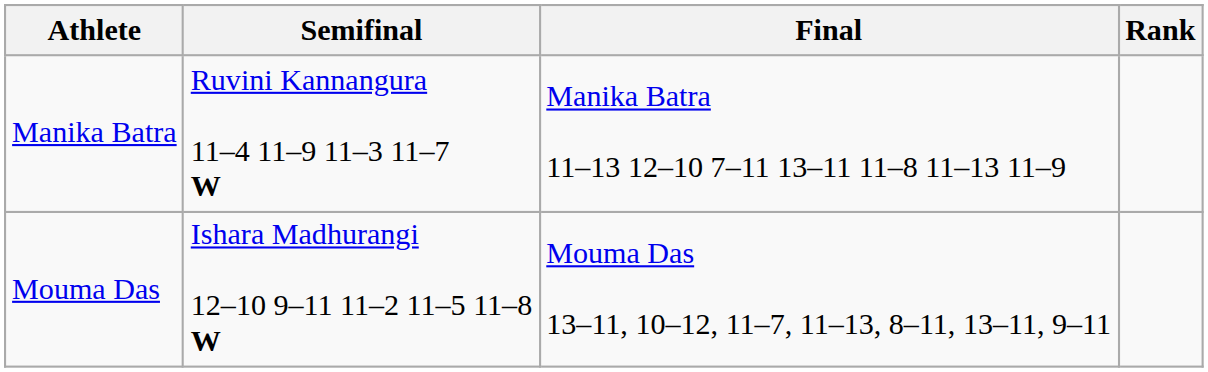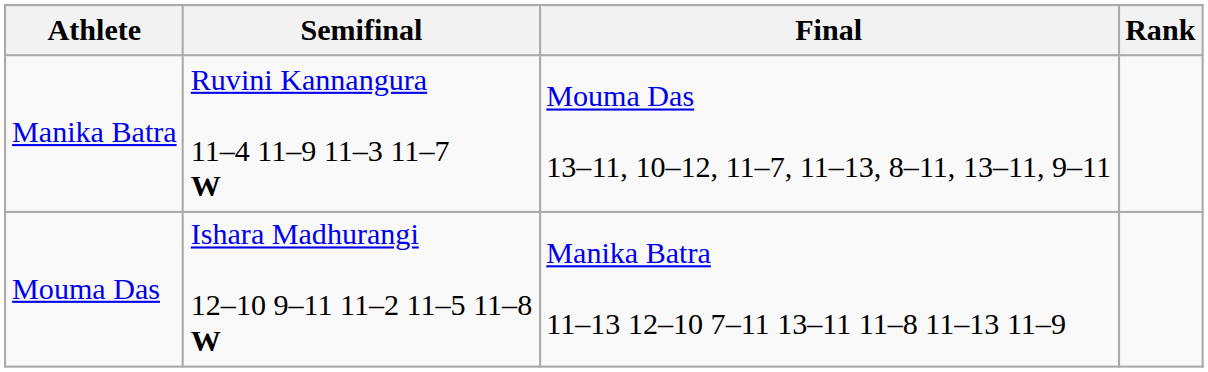(806, 132) Manika Batra 11–13 12–10 7–11 13–11 11–8 11–13 11–9 -> (829, 132) Mouma Das 13–11, 10–12, 11–7, 11–13, 8–11, 13–11, 9–11
(829, 288) Mouma Das 13–11, 10–12, 11–7, 11–13, 8–11, 13–11, 9–11 -> (806, 288) Manika Batra 11–13 12–10 7–11 13–11 11–8 11–13 11–9
